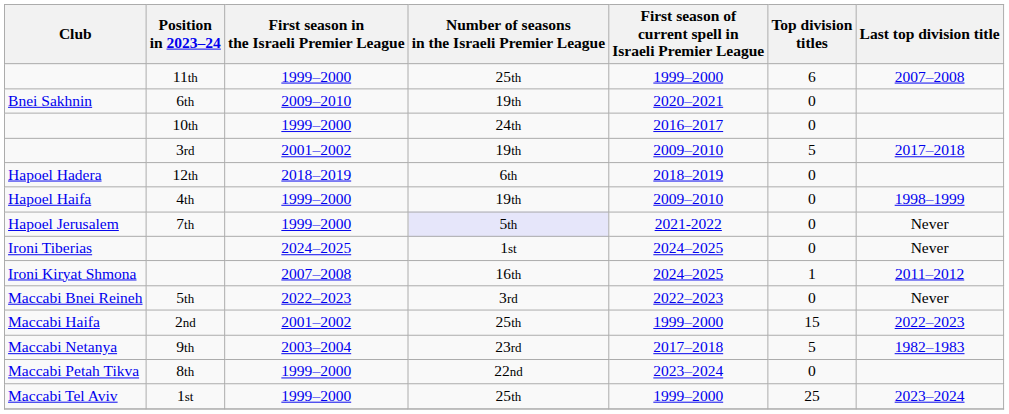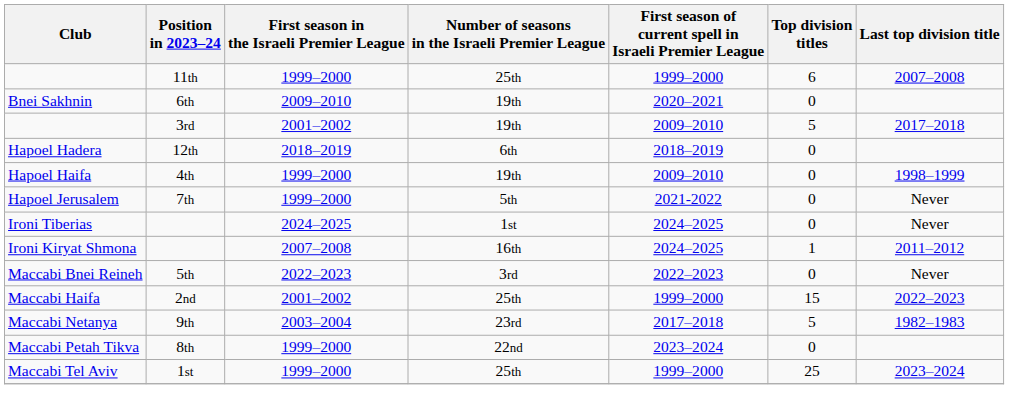- row: (75, 126)
(508, 224) lavender background -> (508, 199) no background
